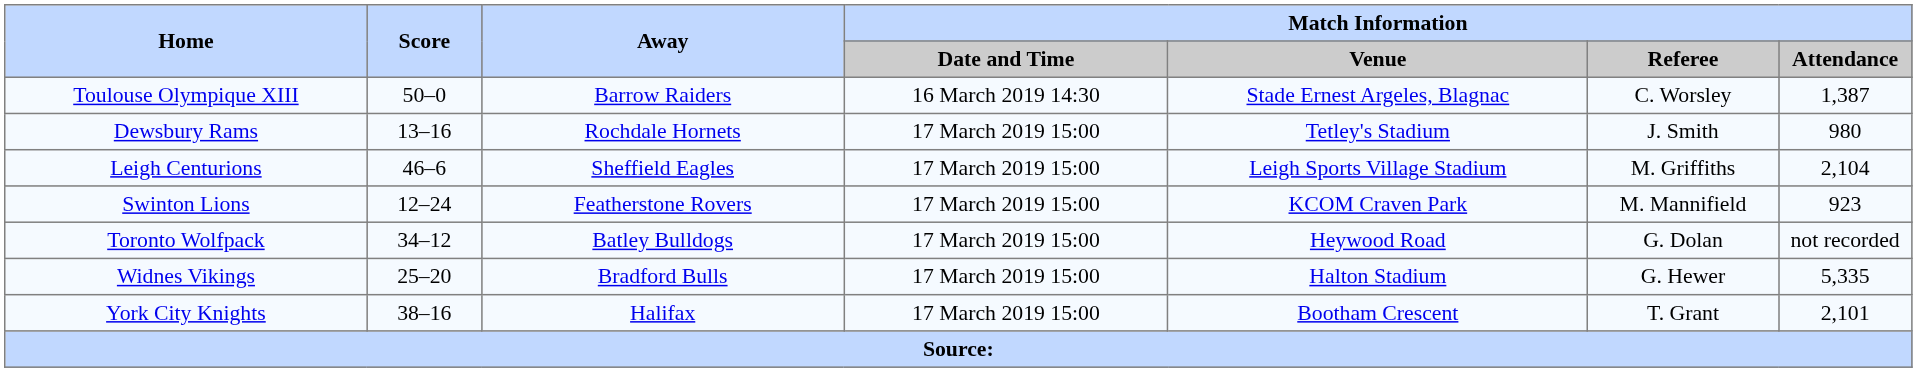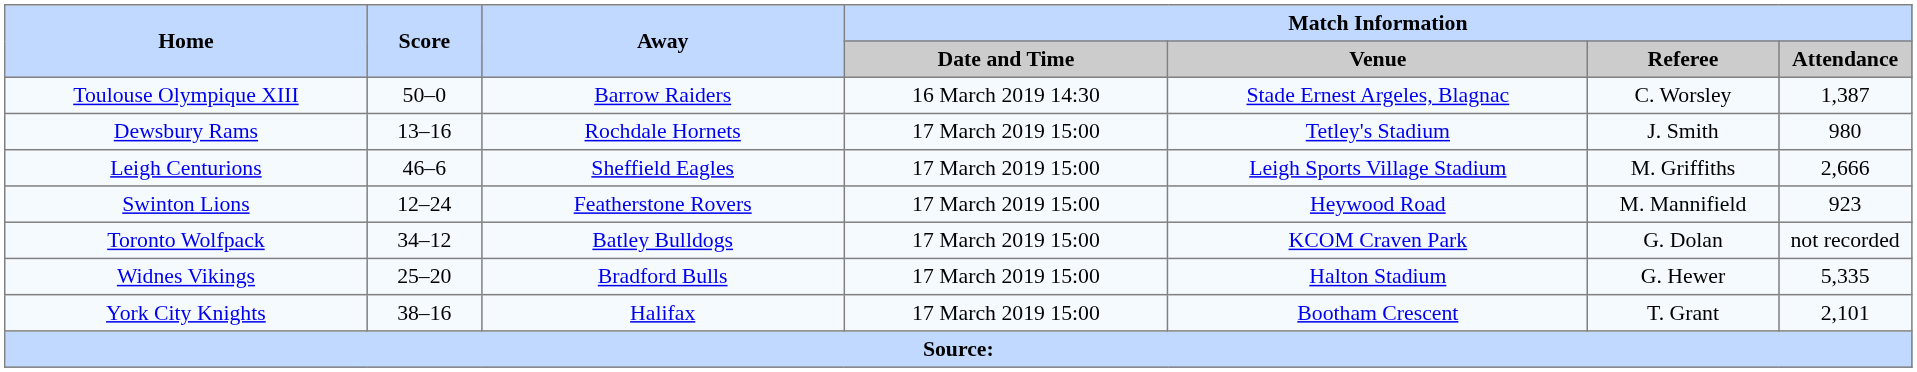(1845, 167) 2,104 -> (1845, 167) 2,666
(1378, 203) KCOM Craven Park -> (1378, 203) Heywood Road
(1378, 240) Heywood Road -> (1378, 240) KCOM Craven Park
